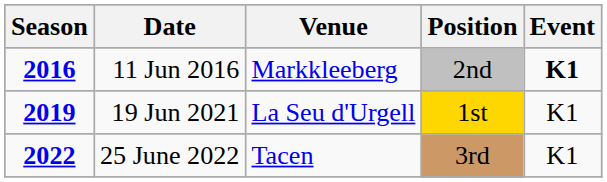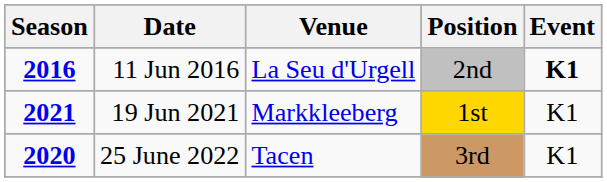(325, 69) Markkleeberg -> (333, 69) La Seu d'Urgell
(49, 112) 2019 -> (49, 112) 2021
(333, 112) La Seu d'Urgell -> (325, 112) Markkleeberg
(49, 155) 2022 -> (49, 155) 2020
